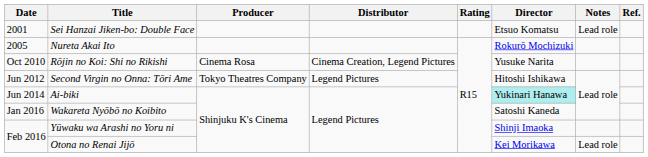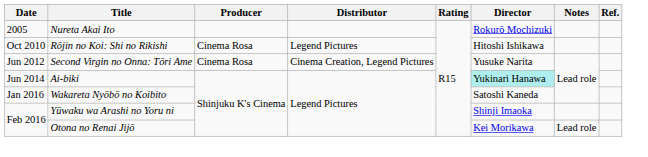- row: (122, 29)
(383, 62) Cinema Creation, Legend Pictures -> (324, 45) Legend Pictures
(524, 62) Yusuke Narita -> (509, 45) Hitoshi Ishikawa
(253, 78) Tokyo Theatres Company -> (225, 62) Cinema Rosa
(345, 78) Legend Pictures -> (362, 62) Cinema Creation, Legend Pictures
(530, 78) Hitoshi Ishikawa -> (503, 62) Yusuke Narita
